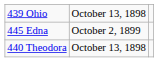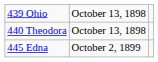rows swapped: (37, 48) <-> (28, 30)
